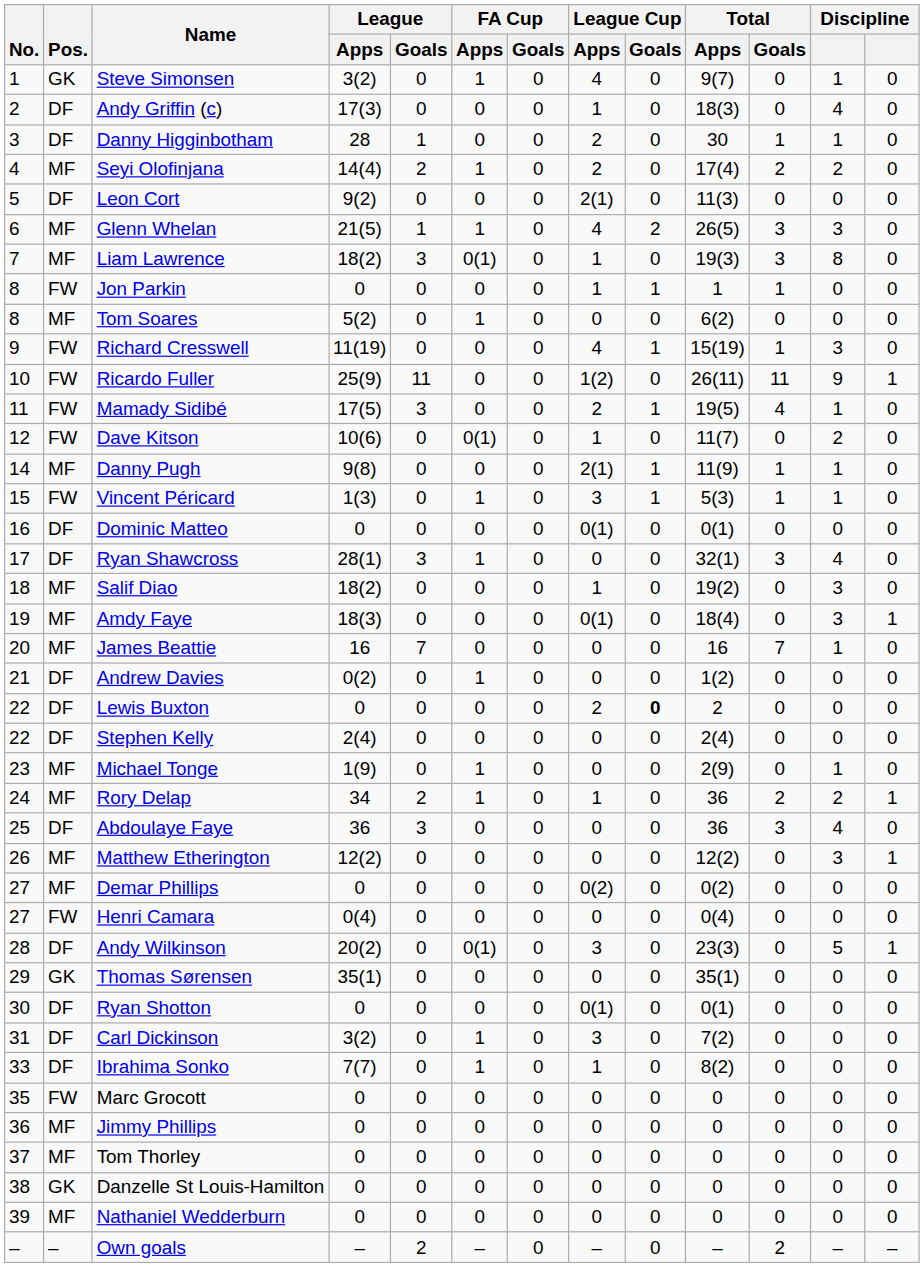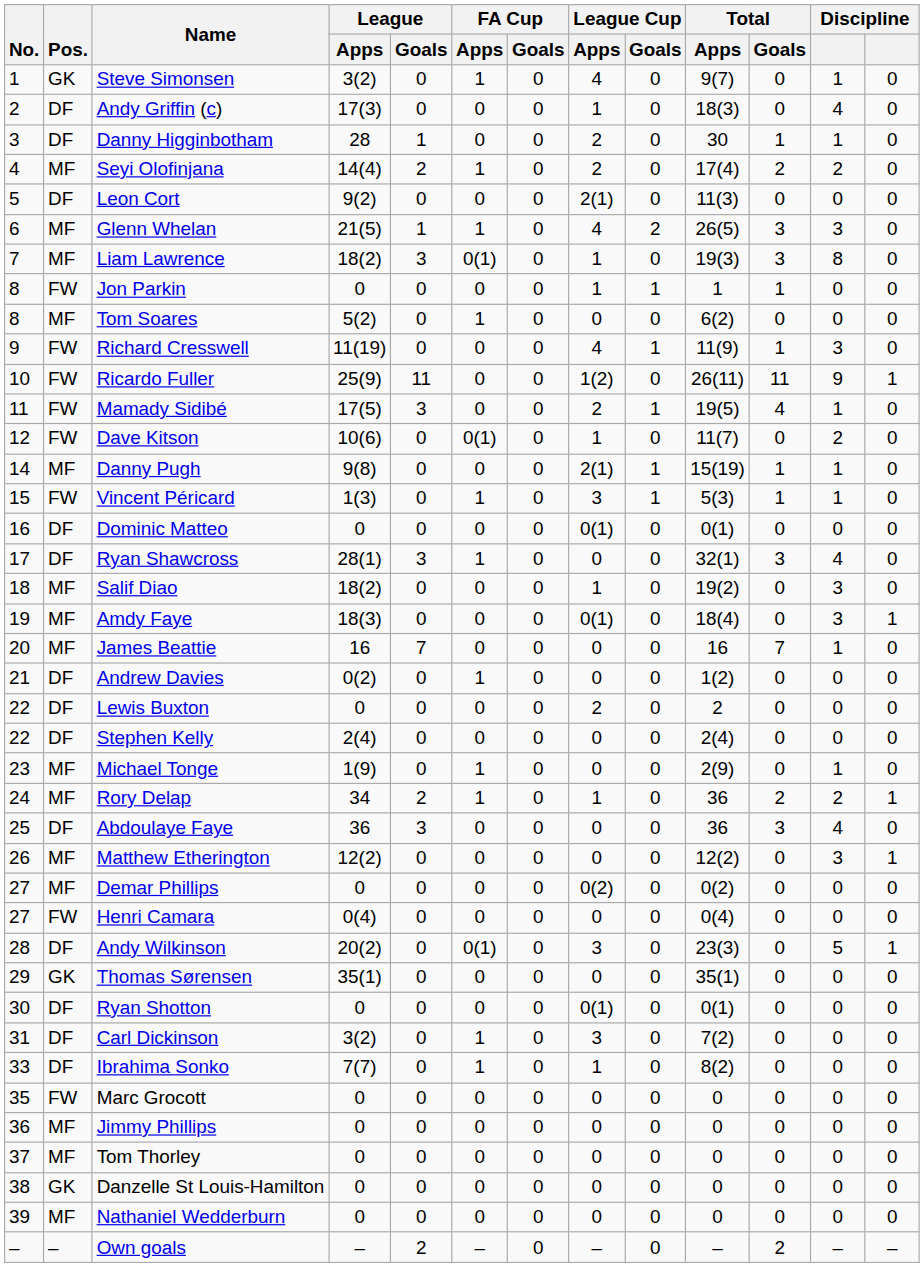(718, 348) 15(19) -> (718, 348) 11(9)
(718, 468) 11(9) -> (718, 468) 15(19)
(655, 708) bold -> (655, 708) normal
